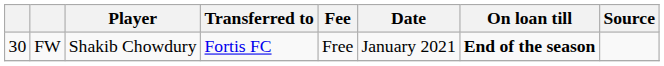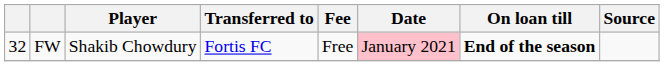(17, 46) 30 -> (17, 46) 32
(409, 46) no background -> (409, 46) pink background
